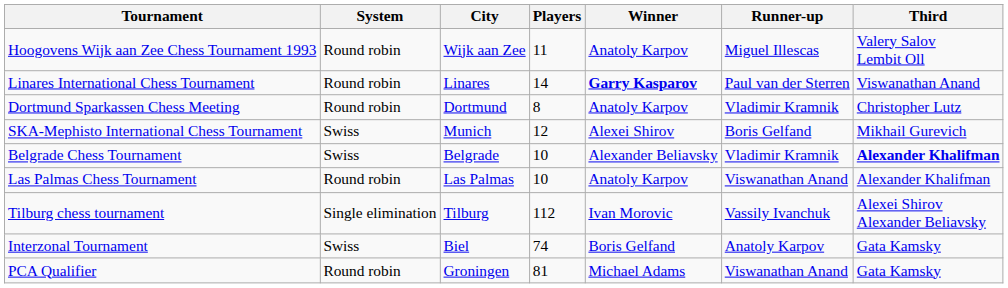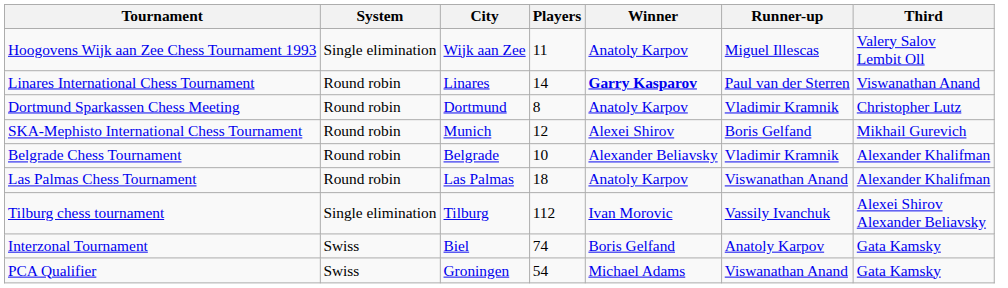(362, 49) Round robin -> (380, 49) Single elimination
(341, 131) Swiss -> (362, 131) Round robin
(341, 155) Swiss -> (362, 155) Round robin
(928, 155) bold -> (924, 155) normal
(540, 180) 10 -> (540, 180) 18
(362, 270) Round robin -> (341, 270) Swiss
(540, 270) 81 -> (540, 270) 54
